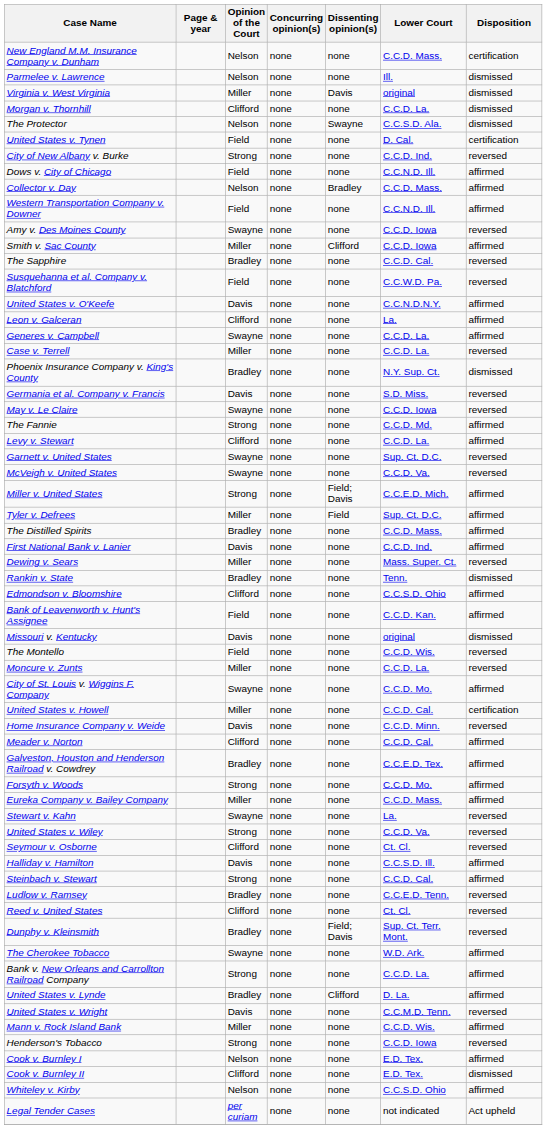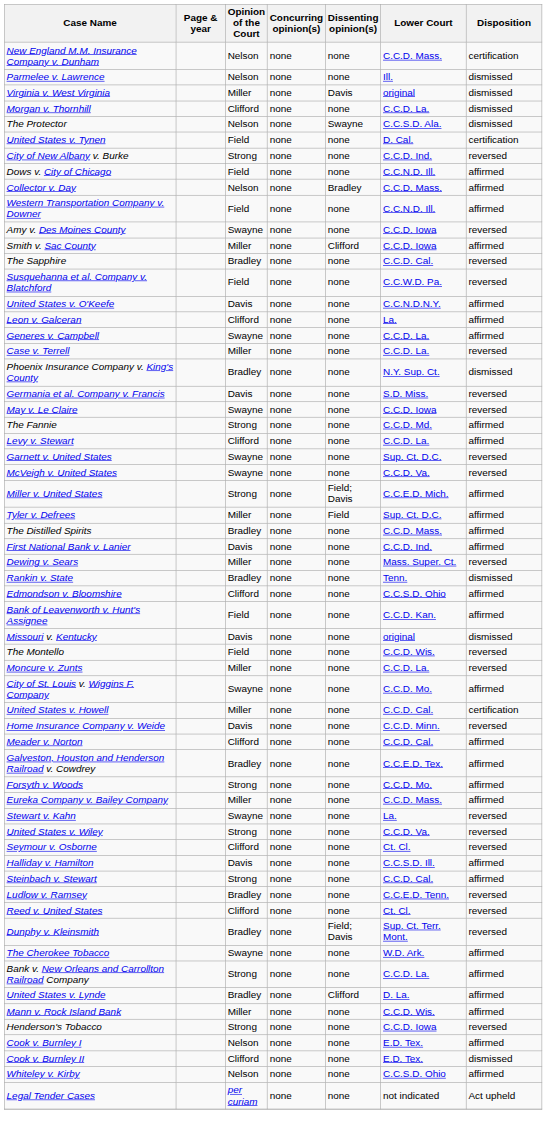- row: (57, 1011)
